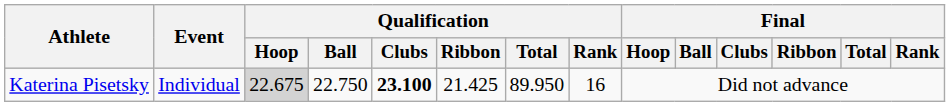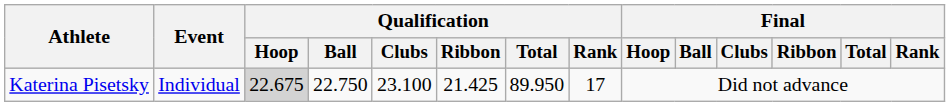(404, 85) bold -> (404, 85) normal
(595, 85) 16 -> (595, 85) 17
